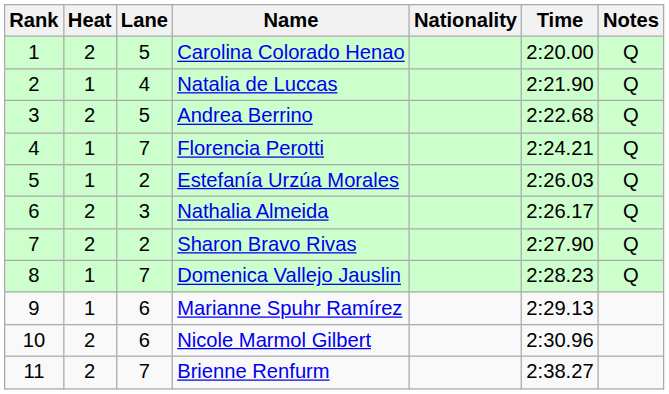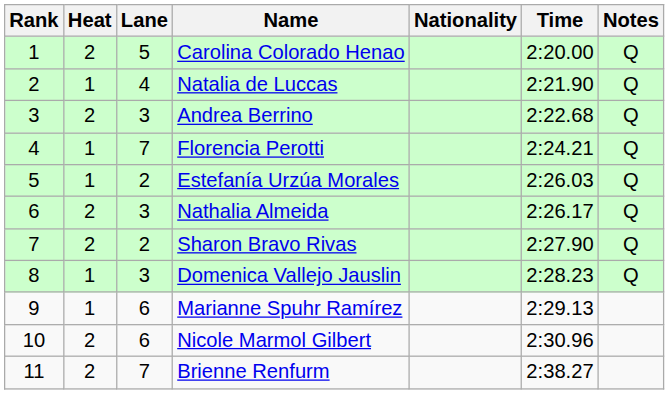(144, 116) 5 -> (144, 116) 3
(144, 276) 7 -> (144, 276) 3
